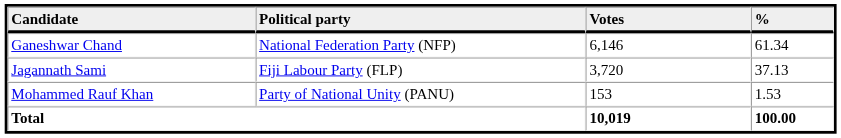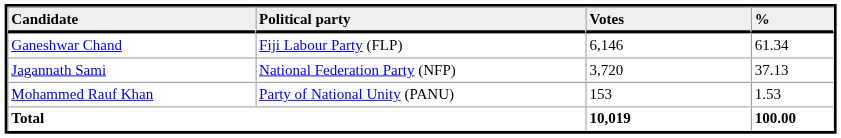(357, 45) National Federation Party (NFP) -> (331, 45) Fiji Labour Party (FLP)
(331, 69) Fiji Labour Party (FLP) -> (357, 69) National Federation Party (NFP)
